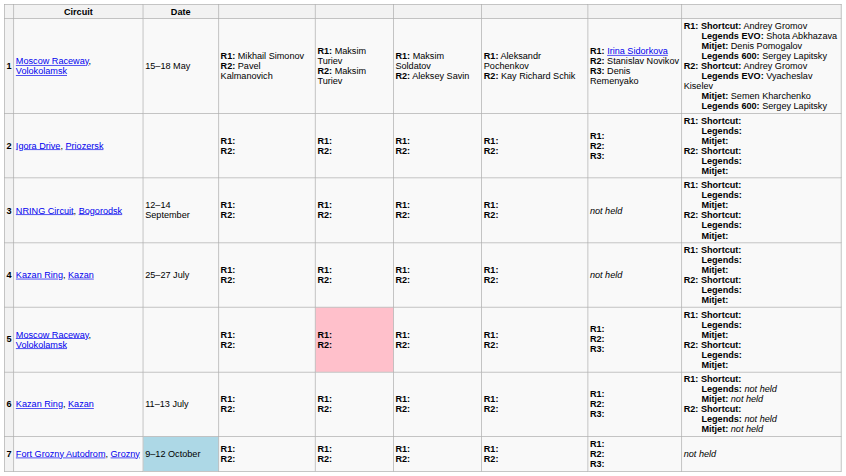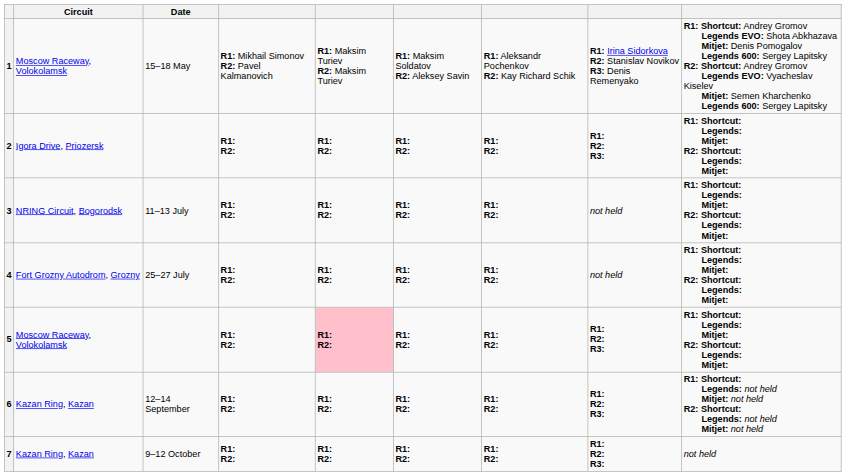(168, 210) 12–14 September -> (167, 210) 11–13 July
(55, 275) Kazan Ring, Kazan -> (78, 275) Fort Grozny Autodrom, Grozny
(167, 404) 11–13 July -> (168, 404) 12–14 September
(78, 453) Fort Grozny Autodrom, Grozny -> (55, 453) Kazan Ring, Kazan
(173, 453) lightblue background -> (173, 453) no background
